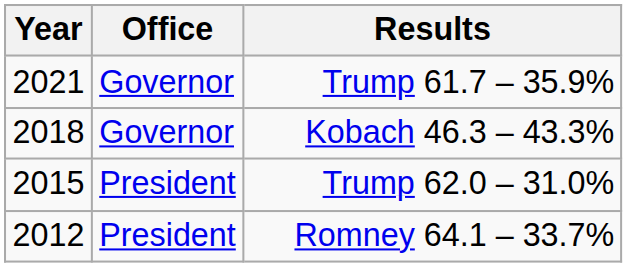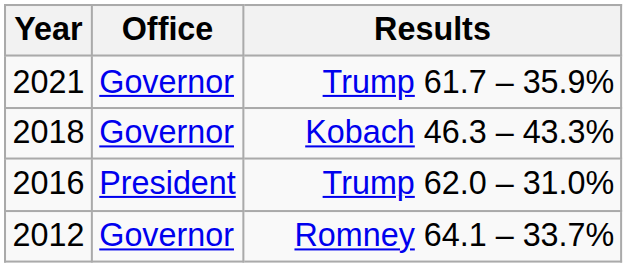(48, 183) 2015 -> (48, 183) 2016
(168, 235) President -> (167, 235) Governor
